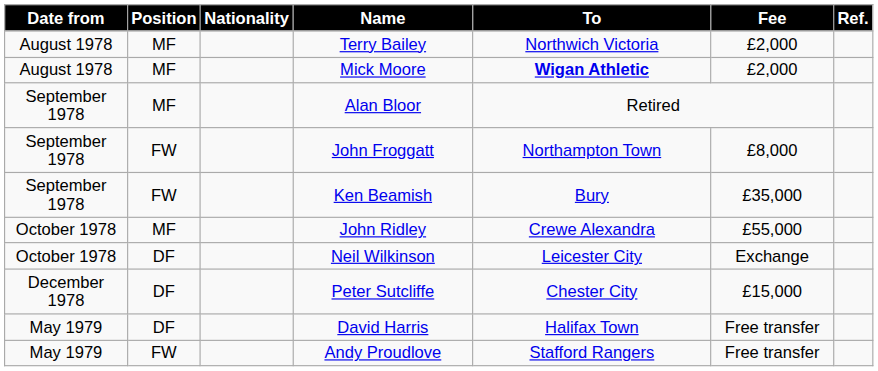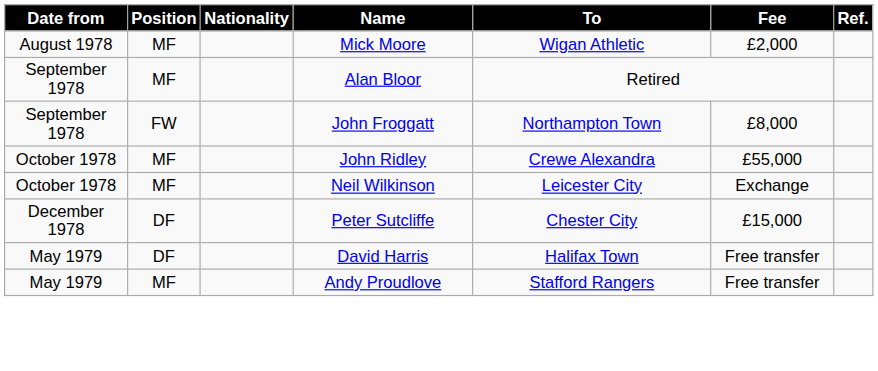- row: (383, 44)
(592, 70) bold -> (592, 44) normal
- row: (383, 195)
(164, 256) DF -> (164, 186) MF
(164, 353) FW -> (164, 283) MF
